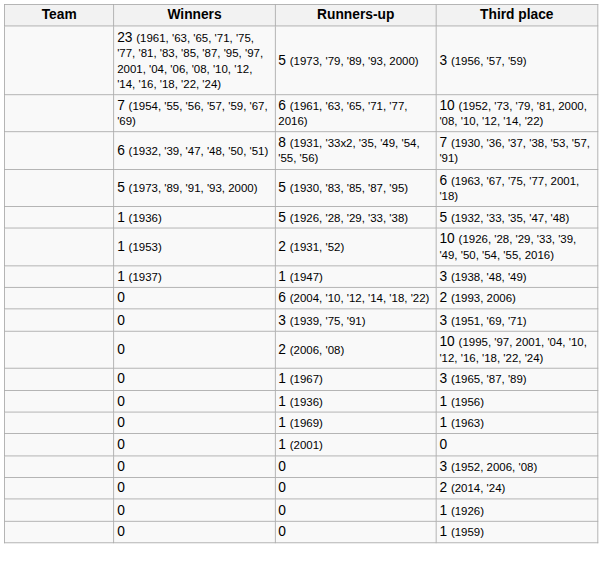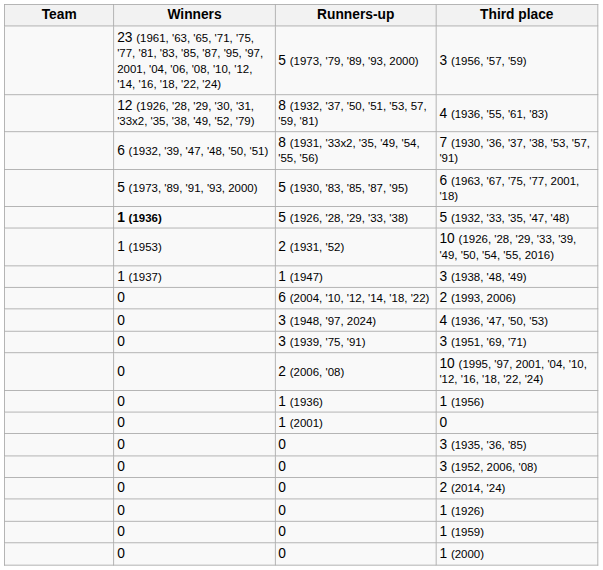+ row: (494, 113)
- row: (513, 113)
(139, 217) normal -> (139, 217) bold
+ row: (494, 320)
- row: (483, 379)
- row: (462, 422)
+ row: (483, 444)
+ row: (462, 553)
